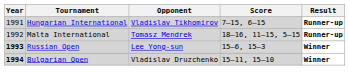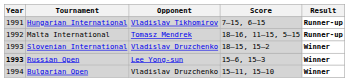+ row: (77, 47)
(15, 59) bold -> (15, 71) normal
